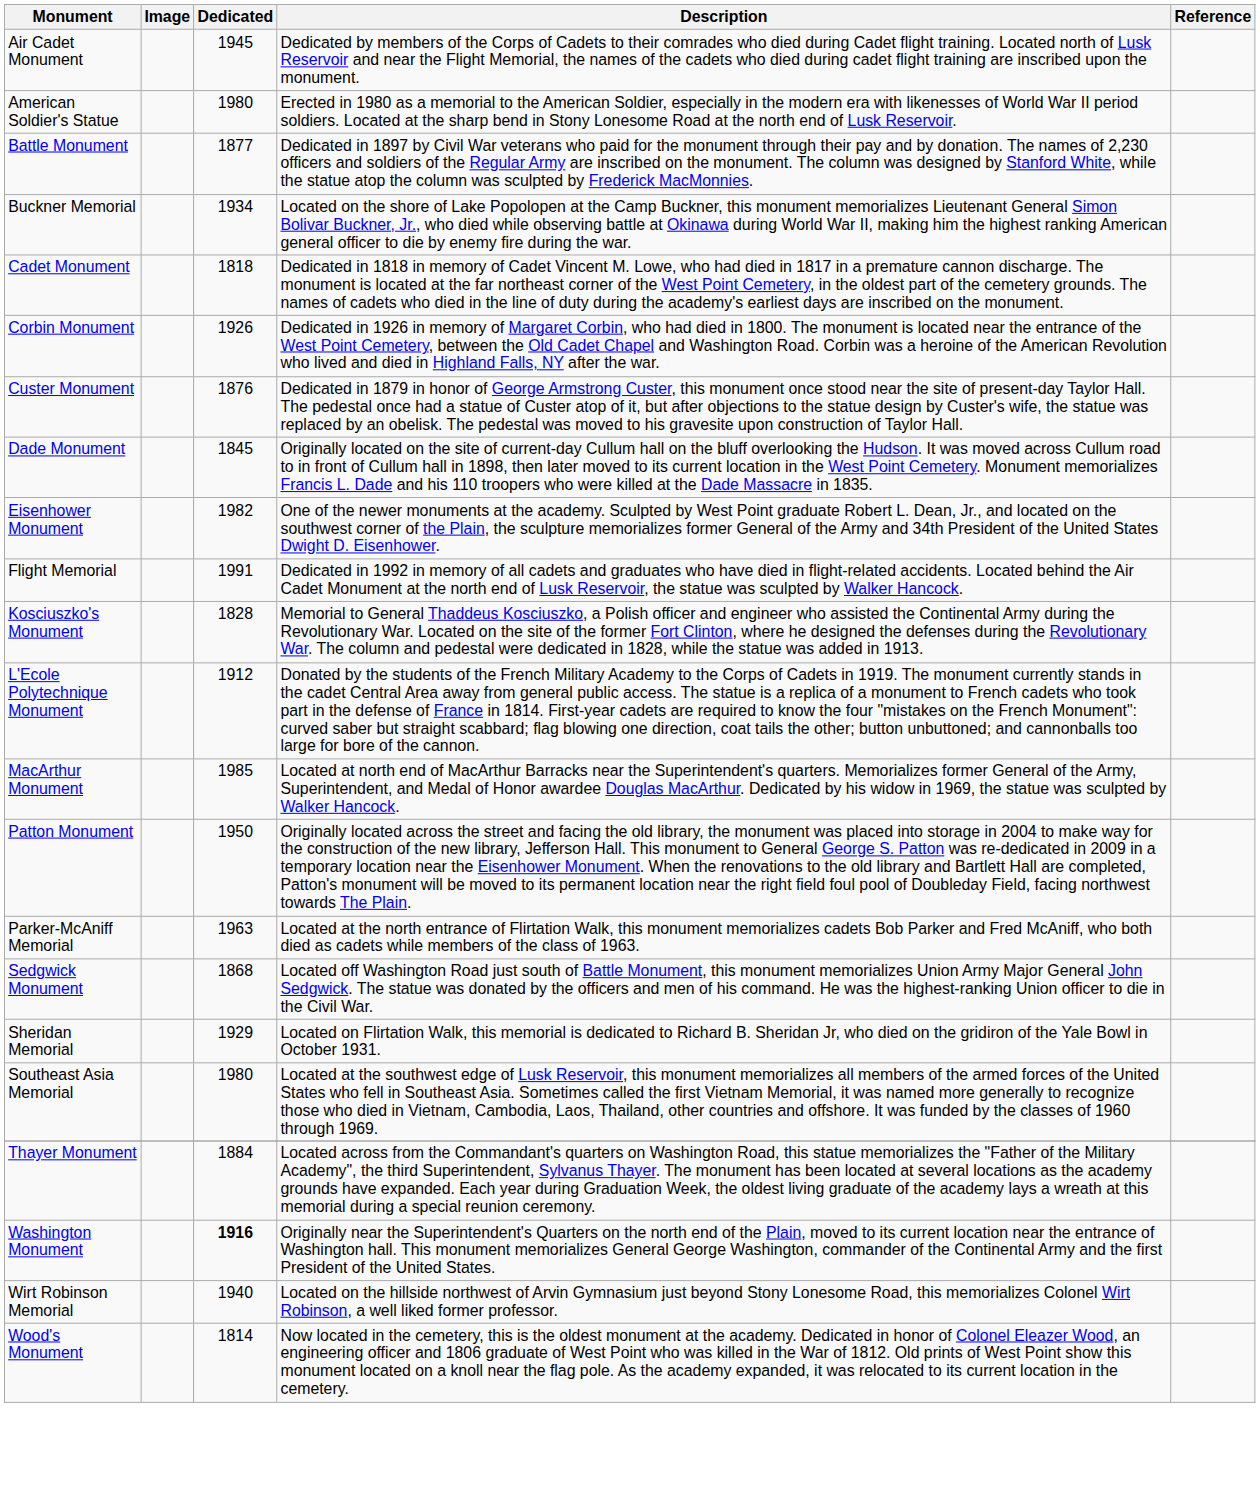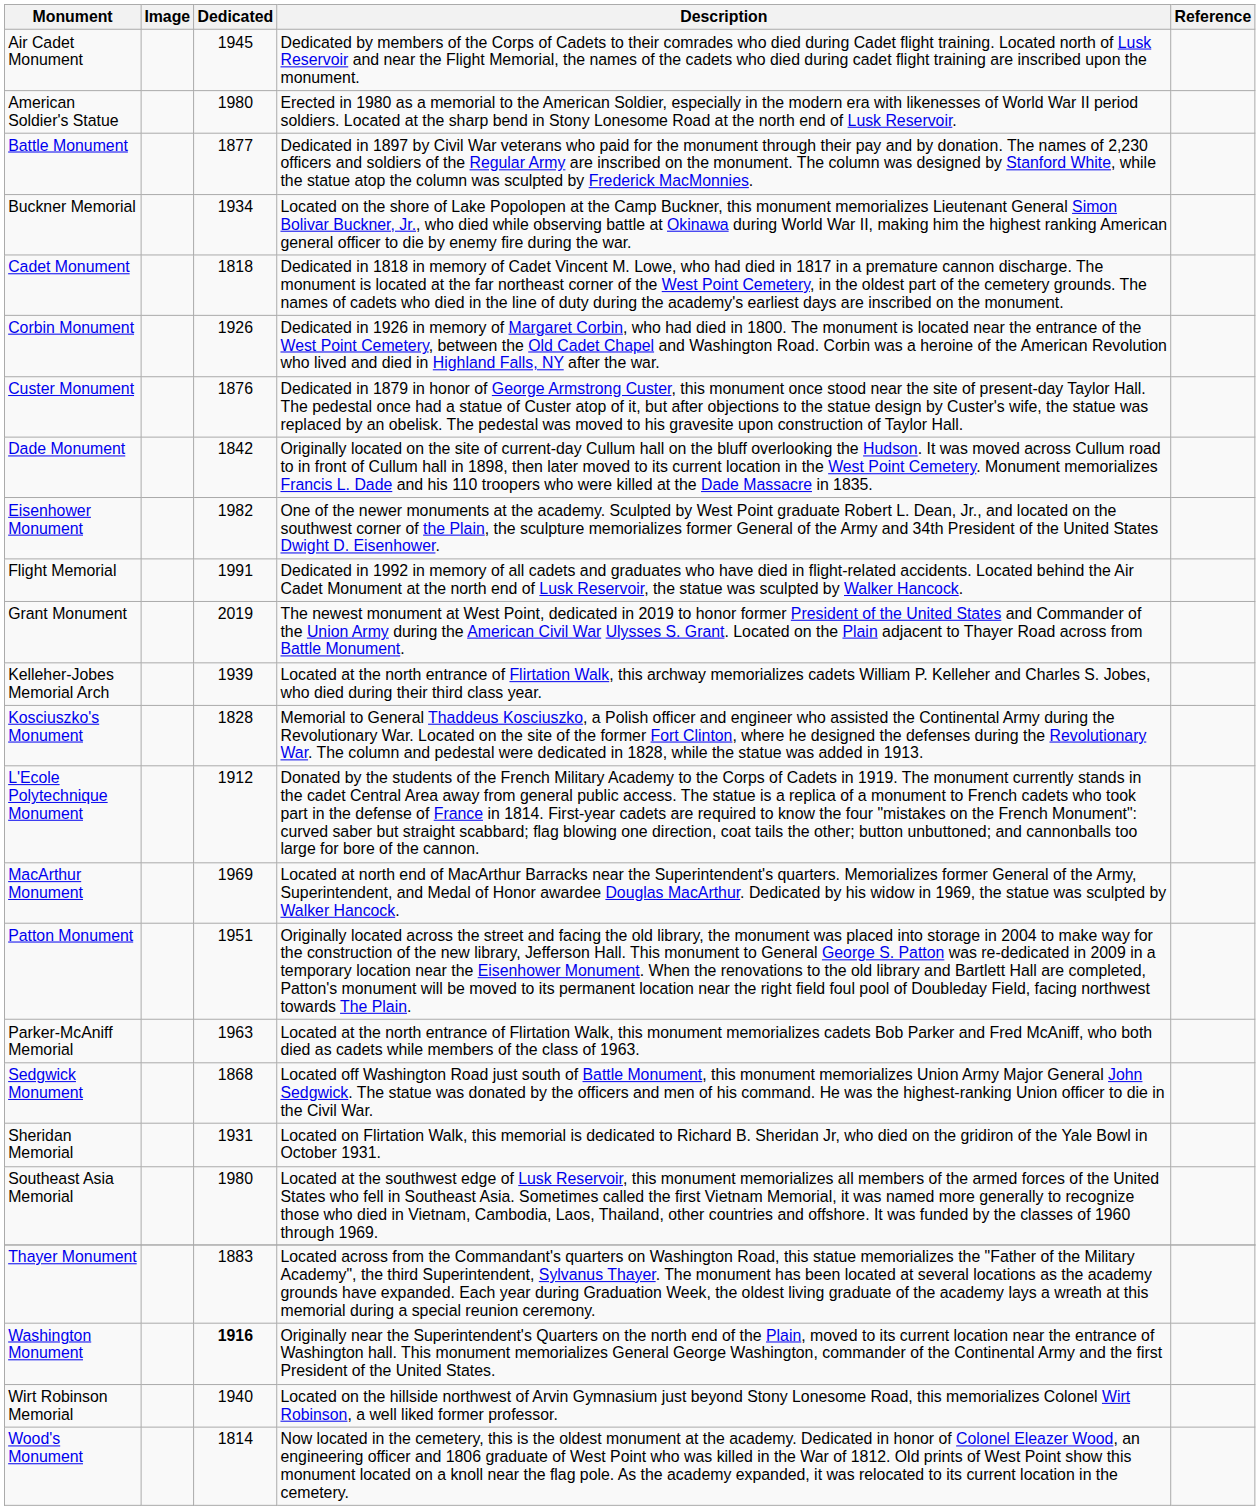(235, 449) 1845 -> (235, 449) 1842
+ row: (68, 614)
+ row: (61, 683)
(235, 771) 1985 -> (235, 875) 1969
(235, 832) 1950 -> (235, 935) 1951
(235, 1032) 1929 -> (235, 1135) 1931
(235, 1153) 1884 -> (235, 1257) 1883
